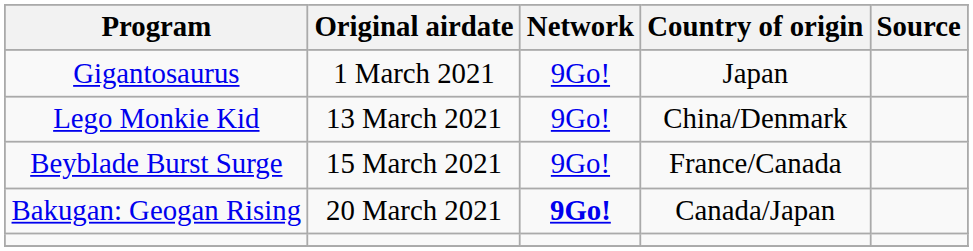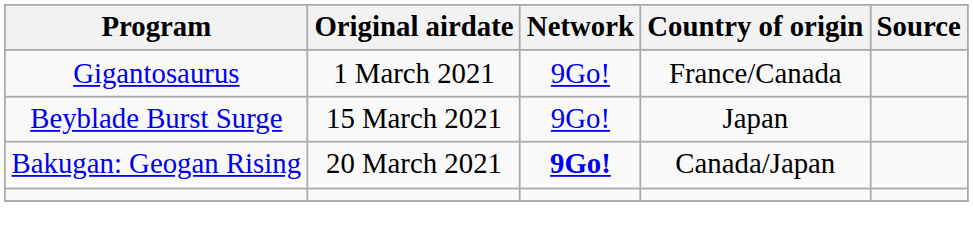(755, 73) Japan -> (755, 73) France/Canada
- row: (156, 118)
(755, 164) France/Canada -> (755, 118) Japan
